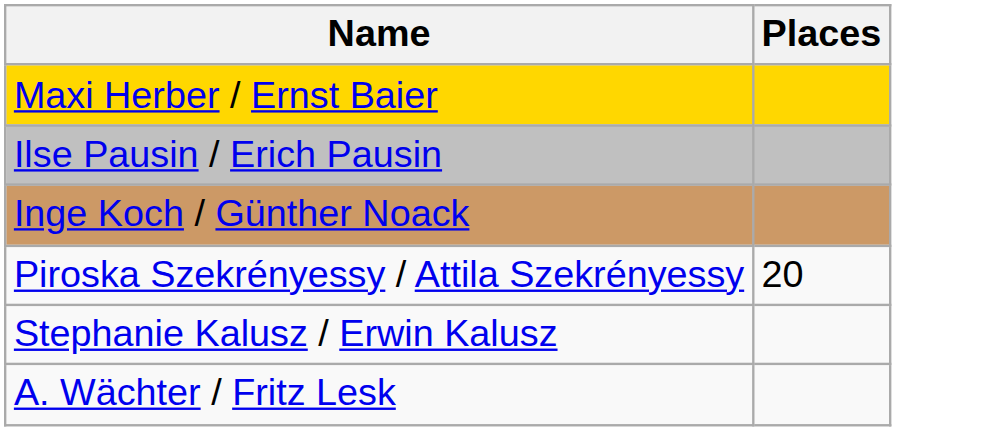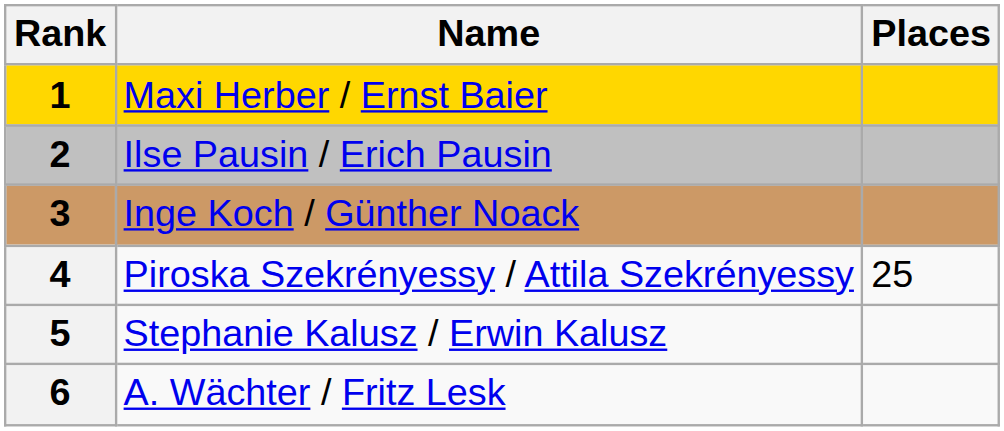+ column: (60, 34)
(783, 273) 20 -> (892, 273) 25
